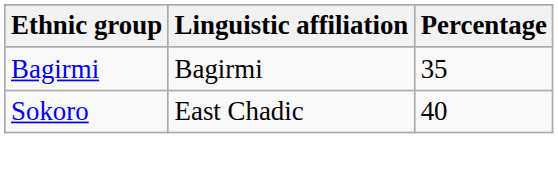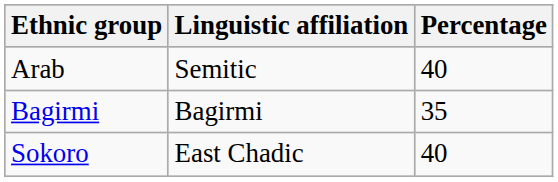+ row: (38, 68)
